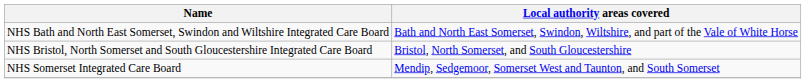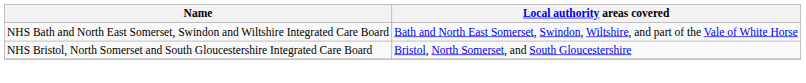- row: (94, 68)
